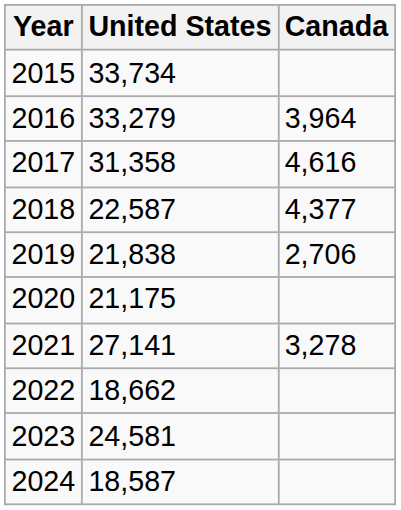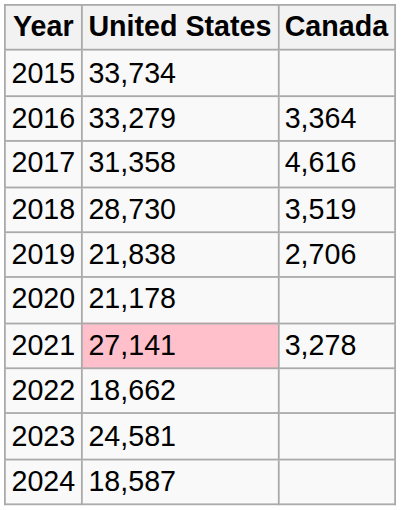(320, 118) 3,964 -> (320, 118) 3,364
(132, 208) 22,587 -> (132, 208) 28,730
(320, 208) 4,377 -> (320, 208) 3,519
(132, 299) 21,175 -> (132, 299) 21,178
(132, 345) no background -> (132, 345) pink background
